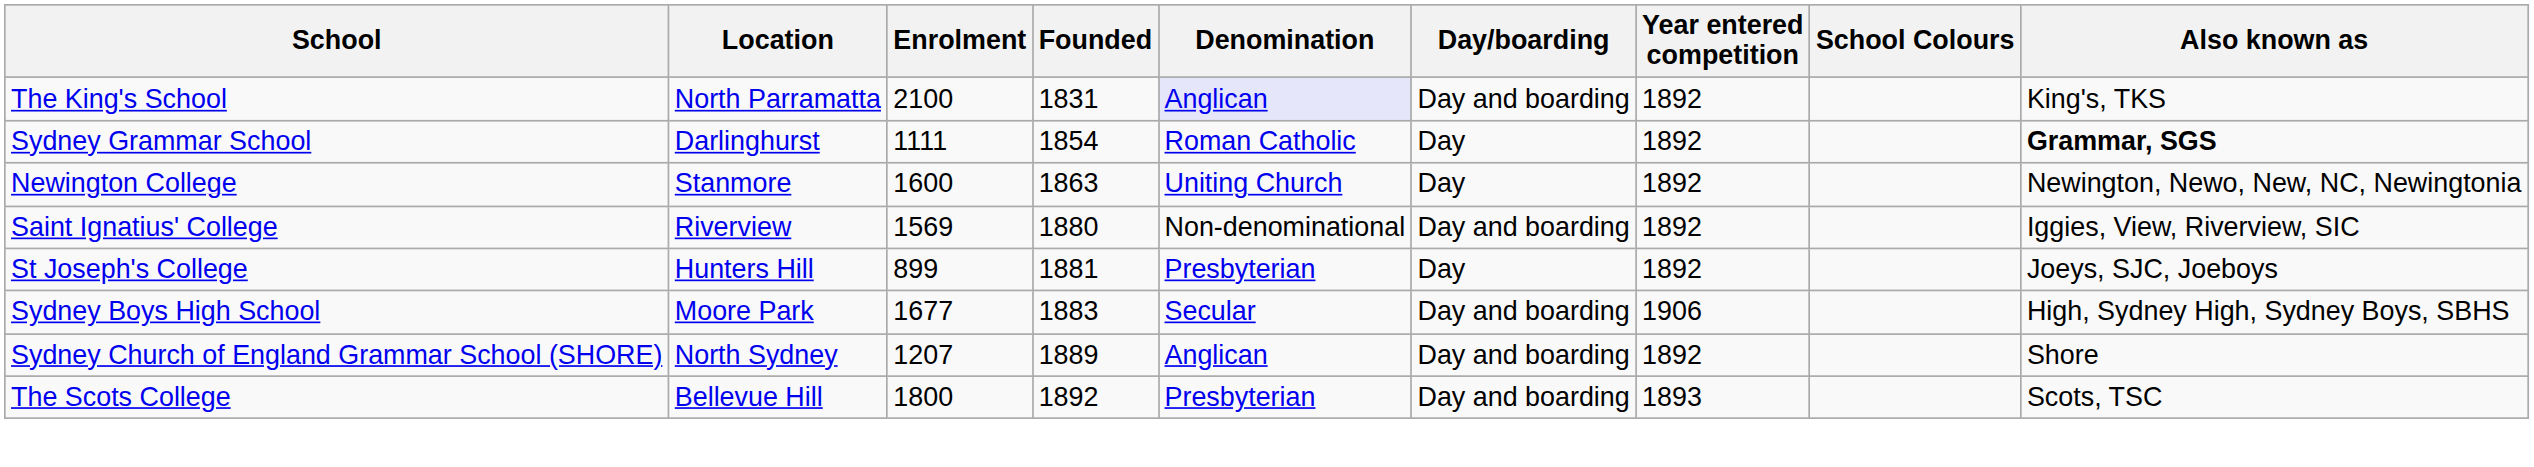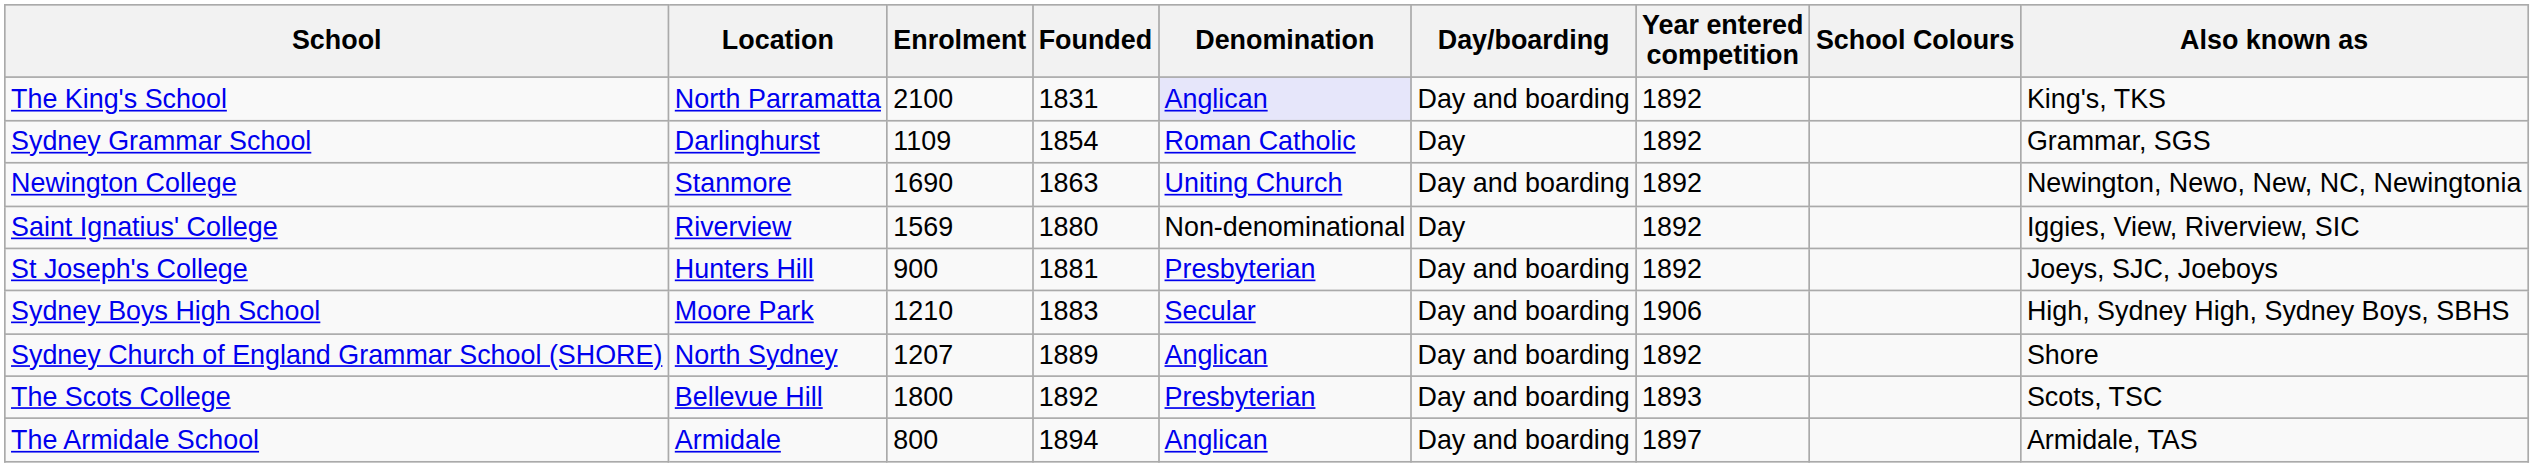(920, 141) 1111 -> (922, 141) 1109
(2122, 141) bold -> (2119, 141) normal
(923, 183) 1600 -> (923, 183) 1690
(1441, 183) Day -> (1524, 183) Day and boarding
(1524, 226) Day and boarding -> (1441, 226) Day
(916, 269) 899 -> (916, 269) 900
(1441, 269) Day -> (1524, 269) Day and boarding
(923, 311) 1677 -> (923, 311) 1210
+ row: (135, 439)
